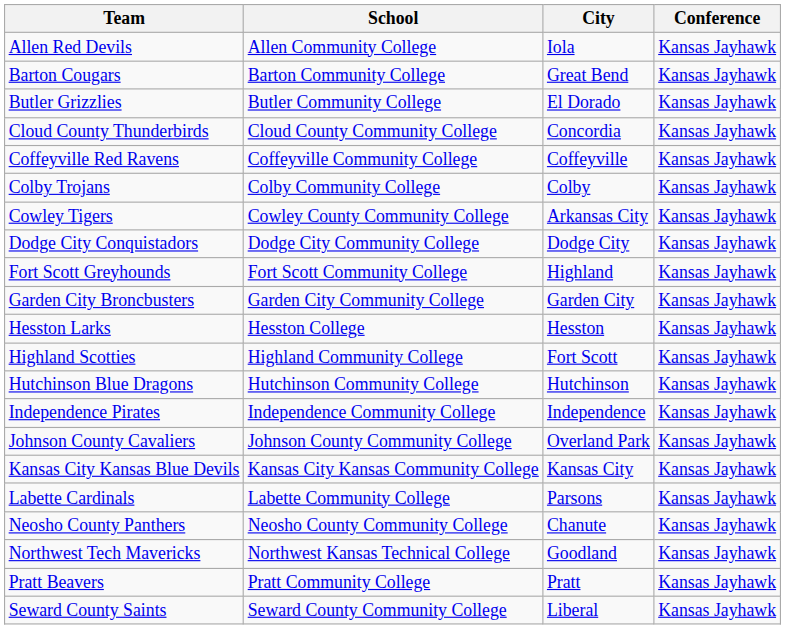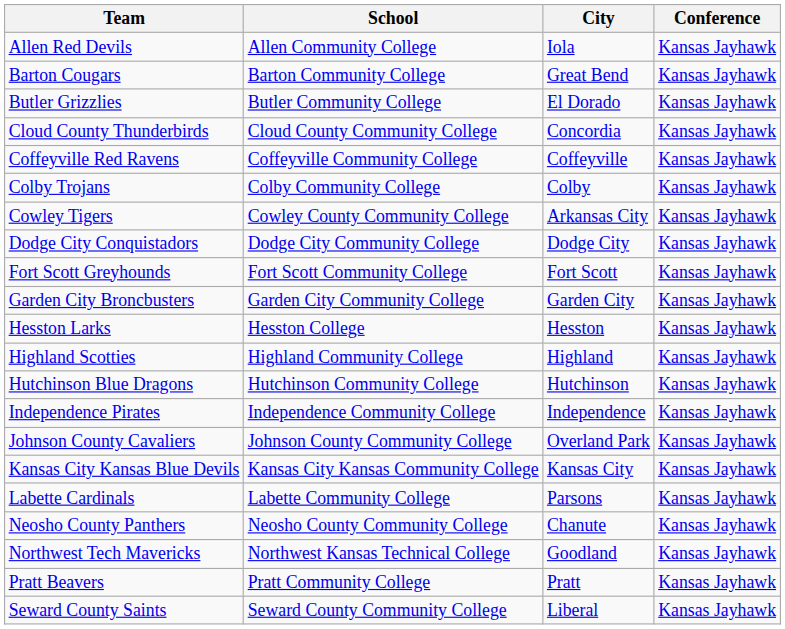(580, 272) Highland -> (582, 272) Fort Scott
(582, 356) Fort Scott -> (580, 356) Highland
